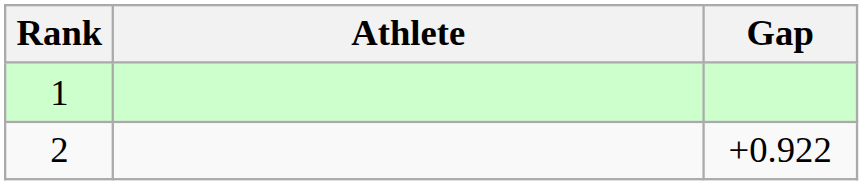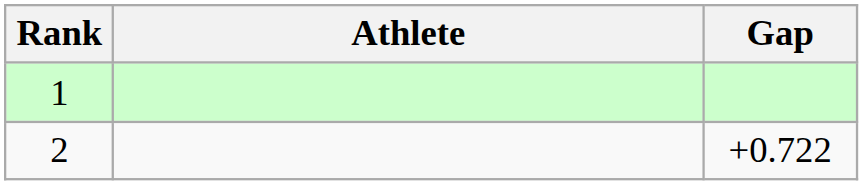(780, 149) +0.922 -> (780, 149) +0.722
